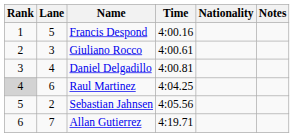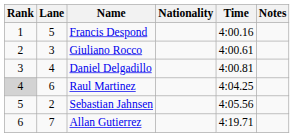columns swapped: (226, 13) <-> (176, 13)
